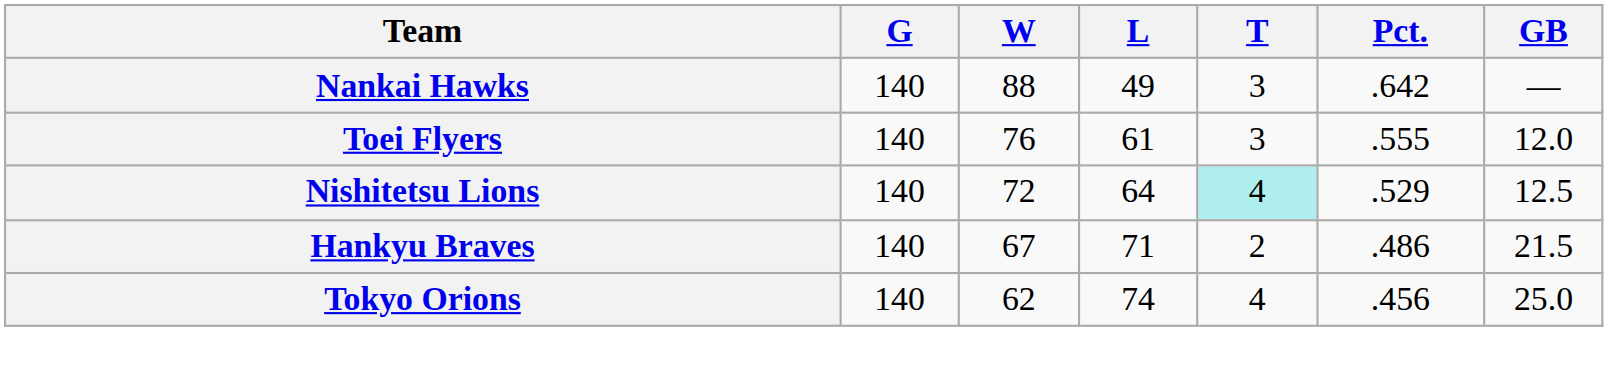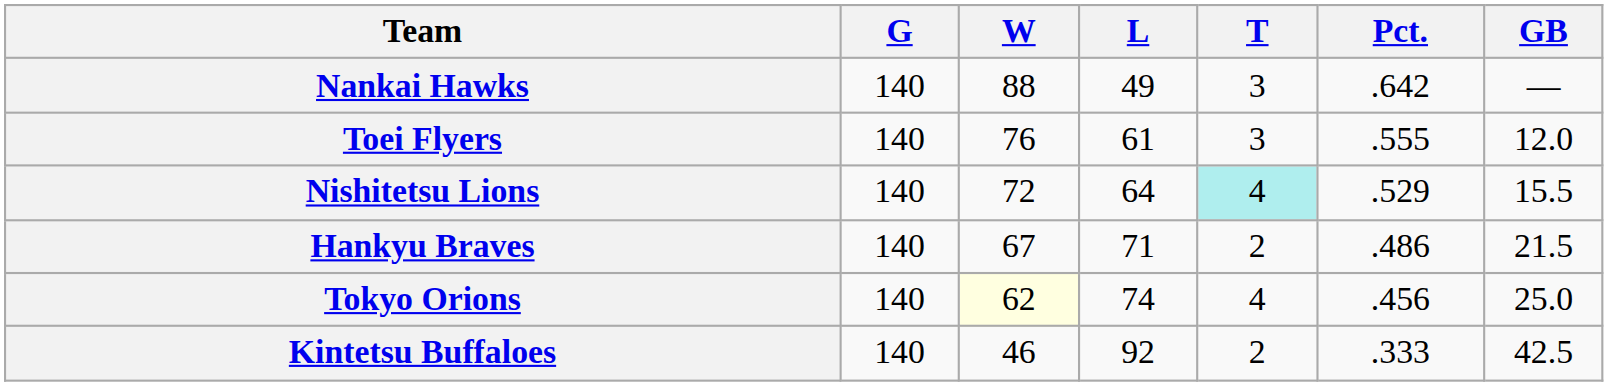(1544, 191) 12.5 -> (1544, 191) 15.5
(1019, 298) no background -> (1019, 298) lightyellow background
+ row: (422, 352)
